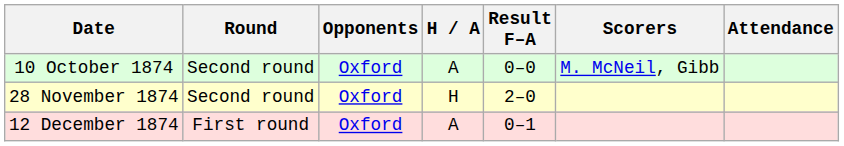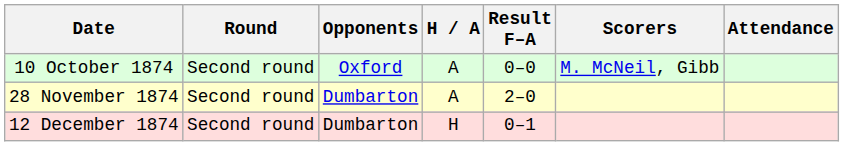(371, 97) Oxford -> (371, 97) Dumbarton
(453, 97) H -> (453, 97) A
(251, 126) First round -> (251, 126) Second round
(371, 126) Oxford -> (371, 126) Dumbarton
(453, 126) A -> (453, 126) H
